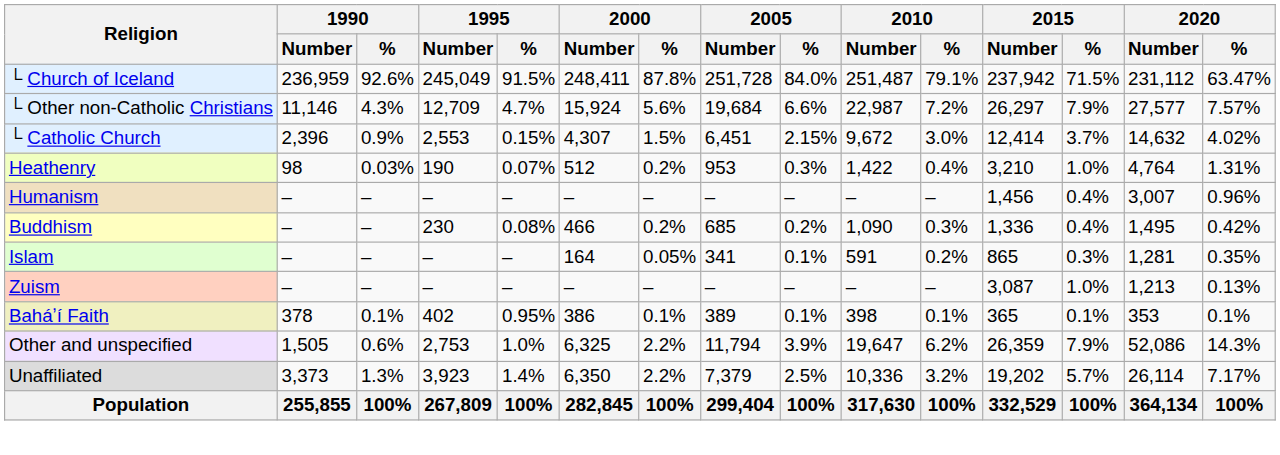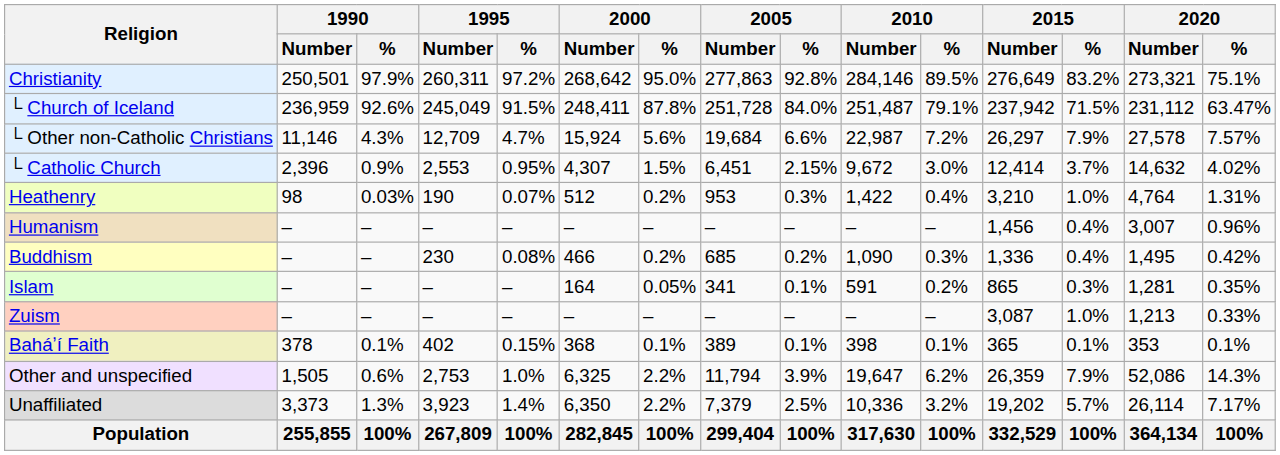+ row: (55, 78)
(1157, 108) 27,577 -> (1157, 138) 27,578
(529, 138) 0.15% -> (529, 167) 0.95%
(1234, 286) 0.13% -> (1234, 316) 0.33%
(529, 316) 0.95% -> (529, 345) 0.15%
(579, 316) 386 -> (579, 345) 368
